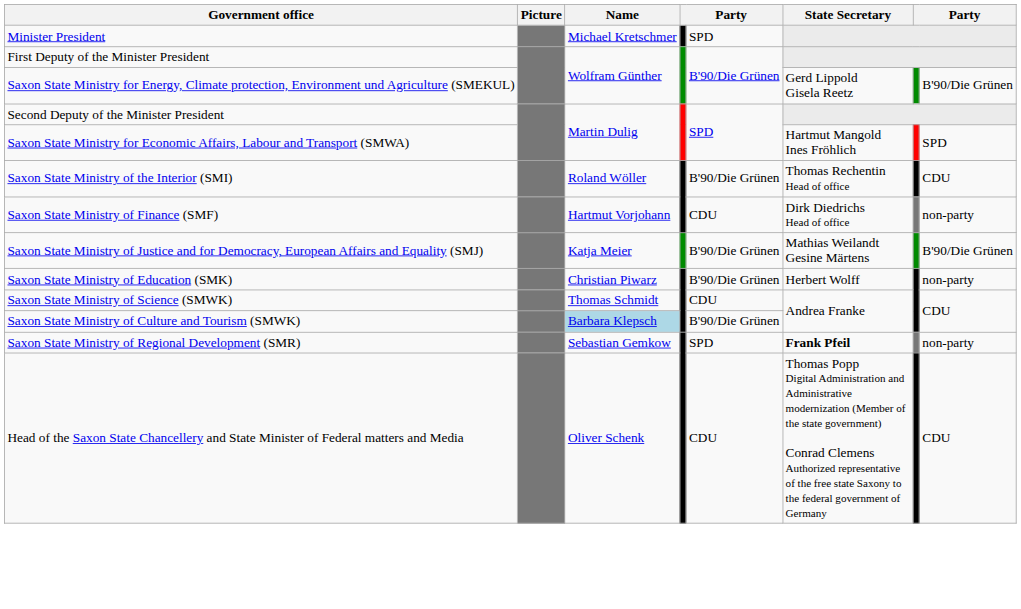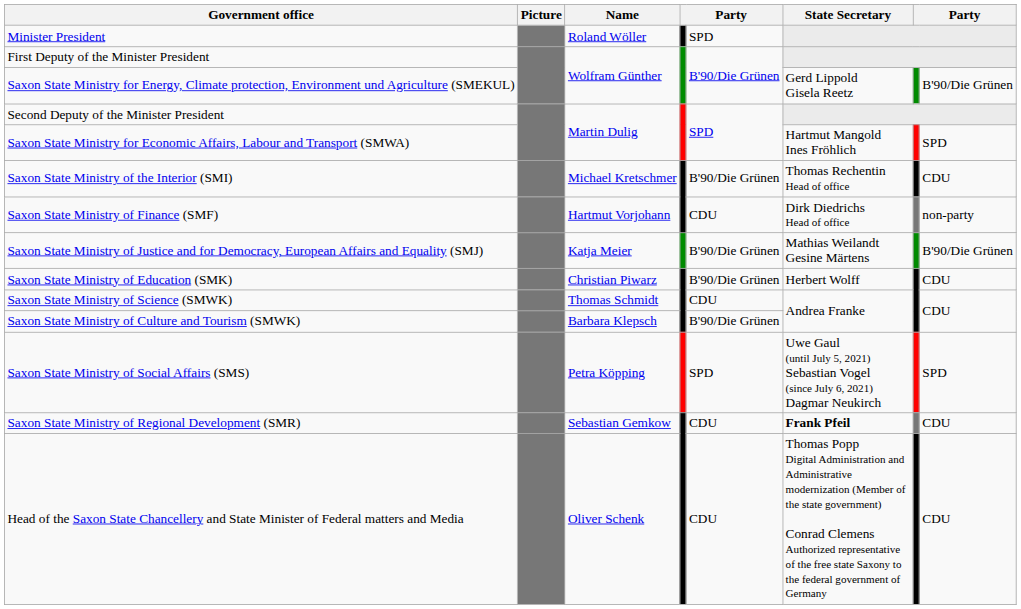(622, 36) Michael Kretschmer -> (607, 36) Roland Wöller
(607, 178) Roland Wöller -> (622, 178) Michael Kretschmer
(948, 279) non-party -> (936, 279) CDU
(612, 321) lightblue background -> (612, 321) no background
+ row: (128, 372)
(701, 342) SPD -> (703, 423) CDU
(948, 342) non-party -> (936, 423) CDU
